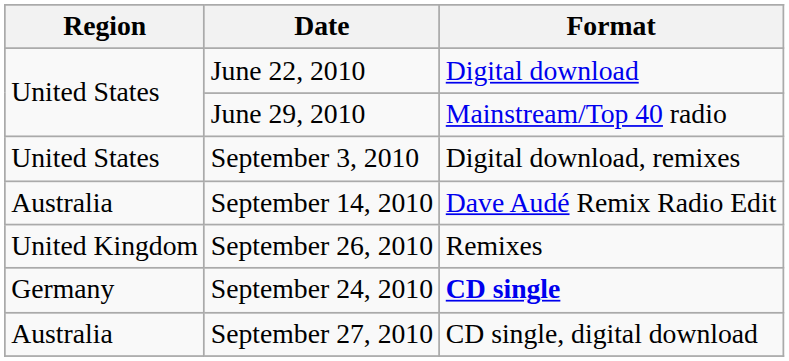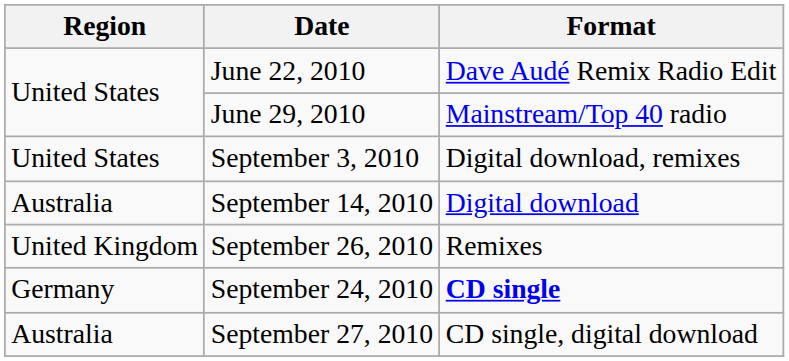(542, 70) Digital download -> (611, 70) Dave Audé Remix Radio Edit
(611, 202) Dave Audé Remix Radio Edit -> (542, 202) Digital download
